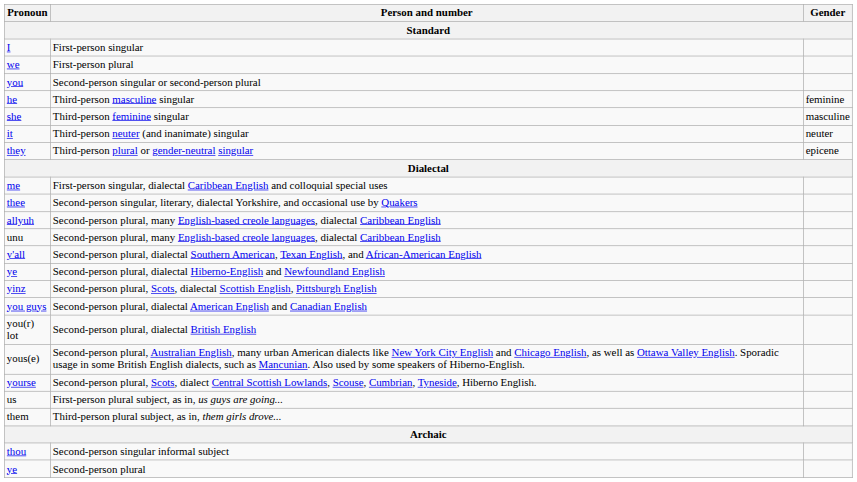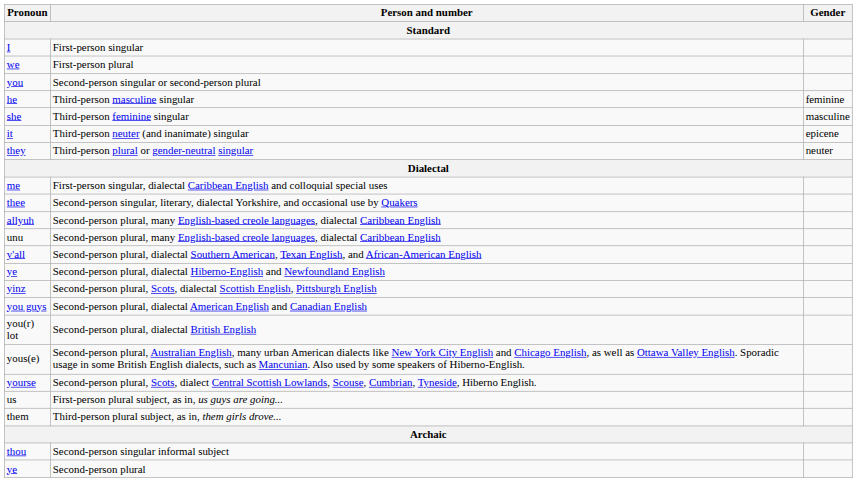(819, 133) neuter -> (822, 133) epicene
(822, 151) epicene -> (819, 151) neuter
